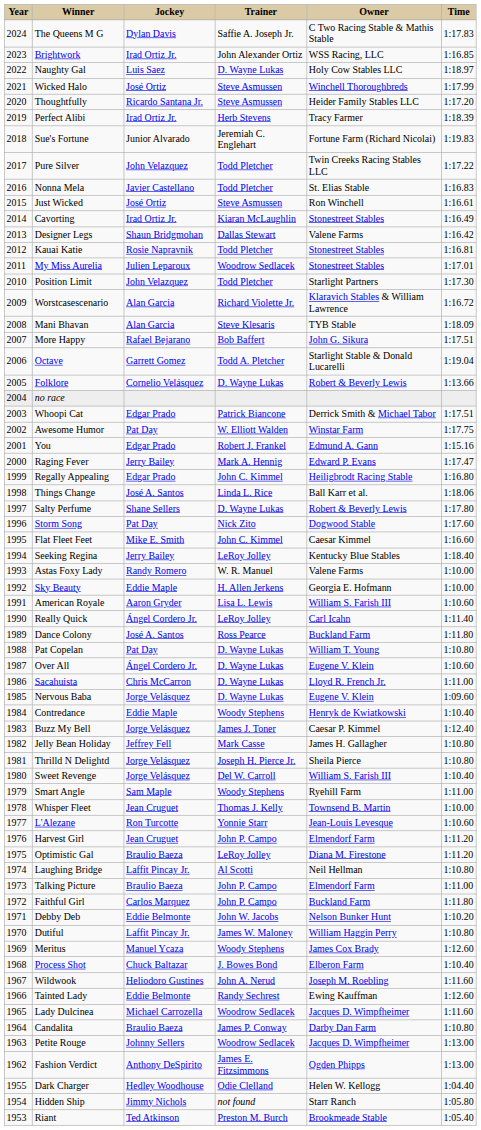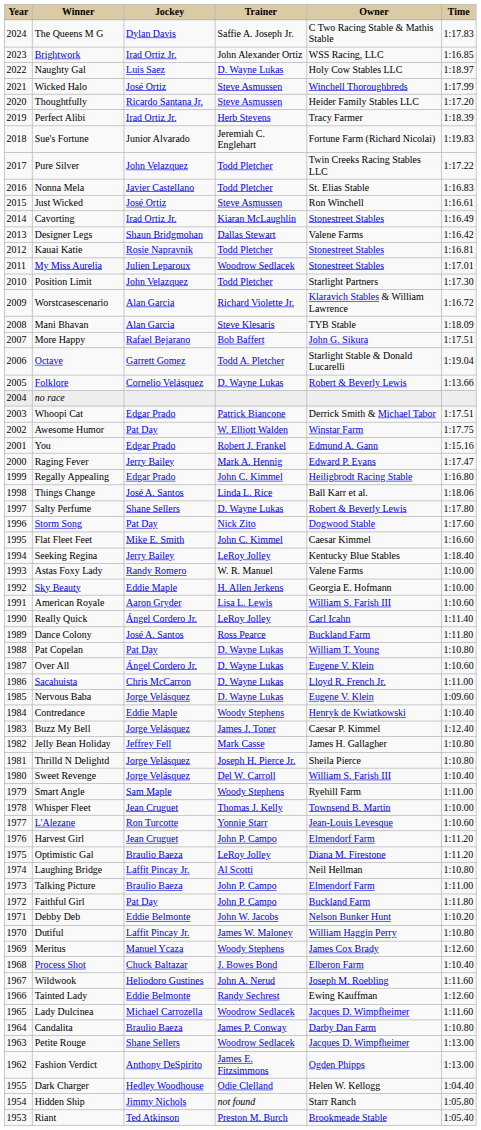(158, 901) Carlos Marquez -> (142, 901) Pat Day
(155, 1043) Johnny Sellers -> (153, 1043) Shane Sellers
